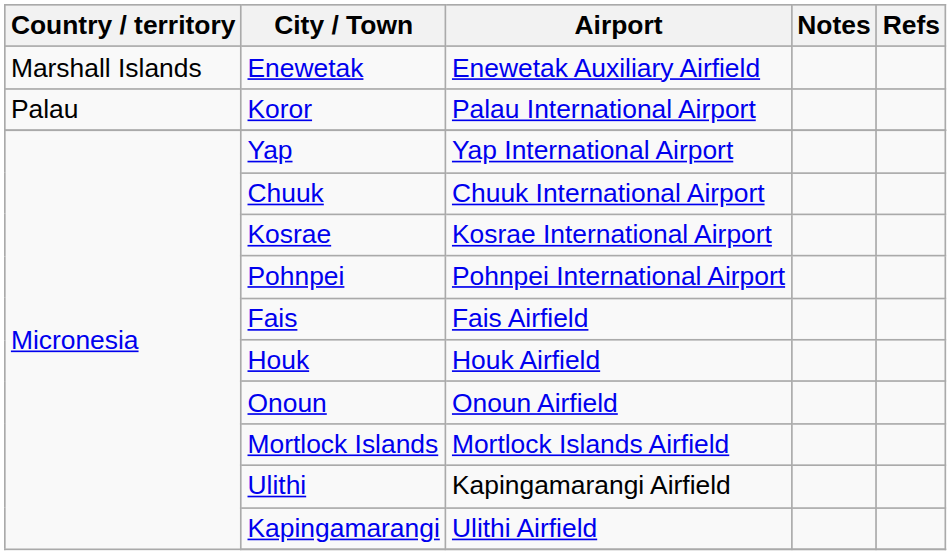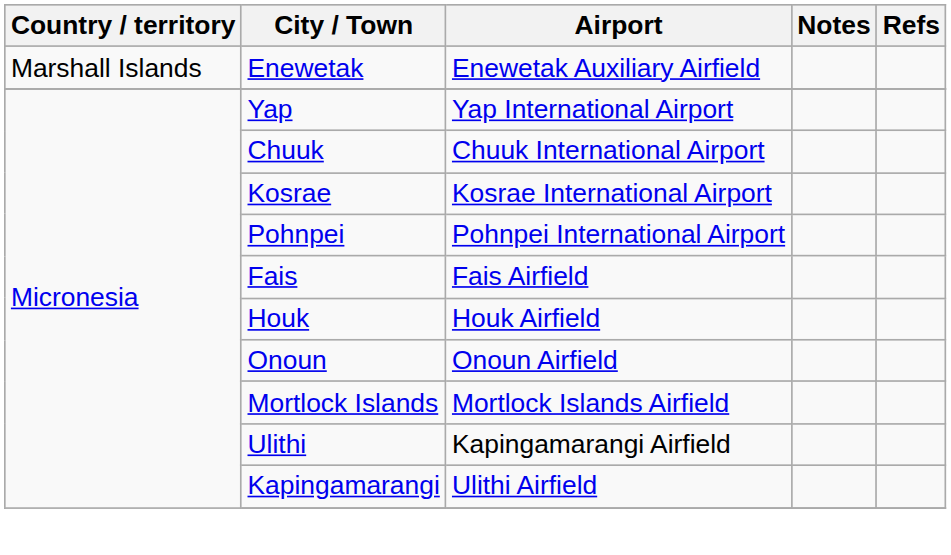- row: (280, 109)
